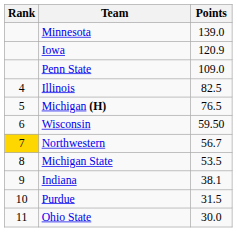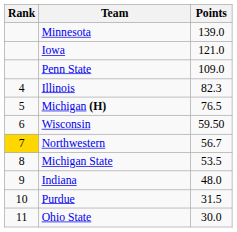(211, 50) 120.9 -> (211, 50) 121.0
(211, 87) 82.5 -> (211, 87) 82.3
(211, 180) 38.1 -> (211, 180) 48.0
